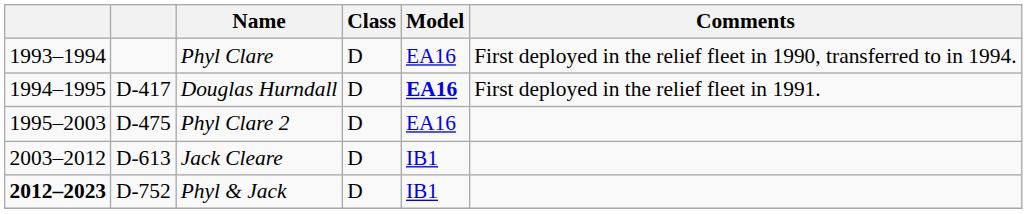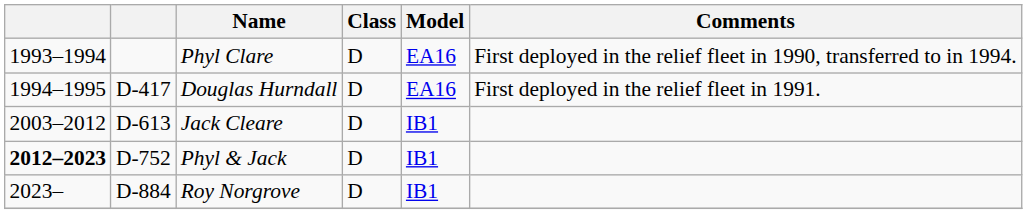(432, 89) bold -> (431, 89) normal
- row: (235, 123)
+ row: (240, 191)
